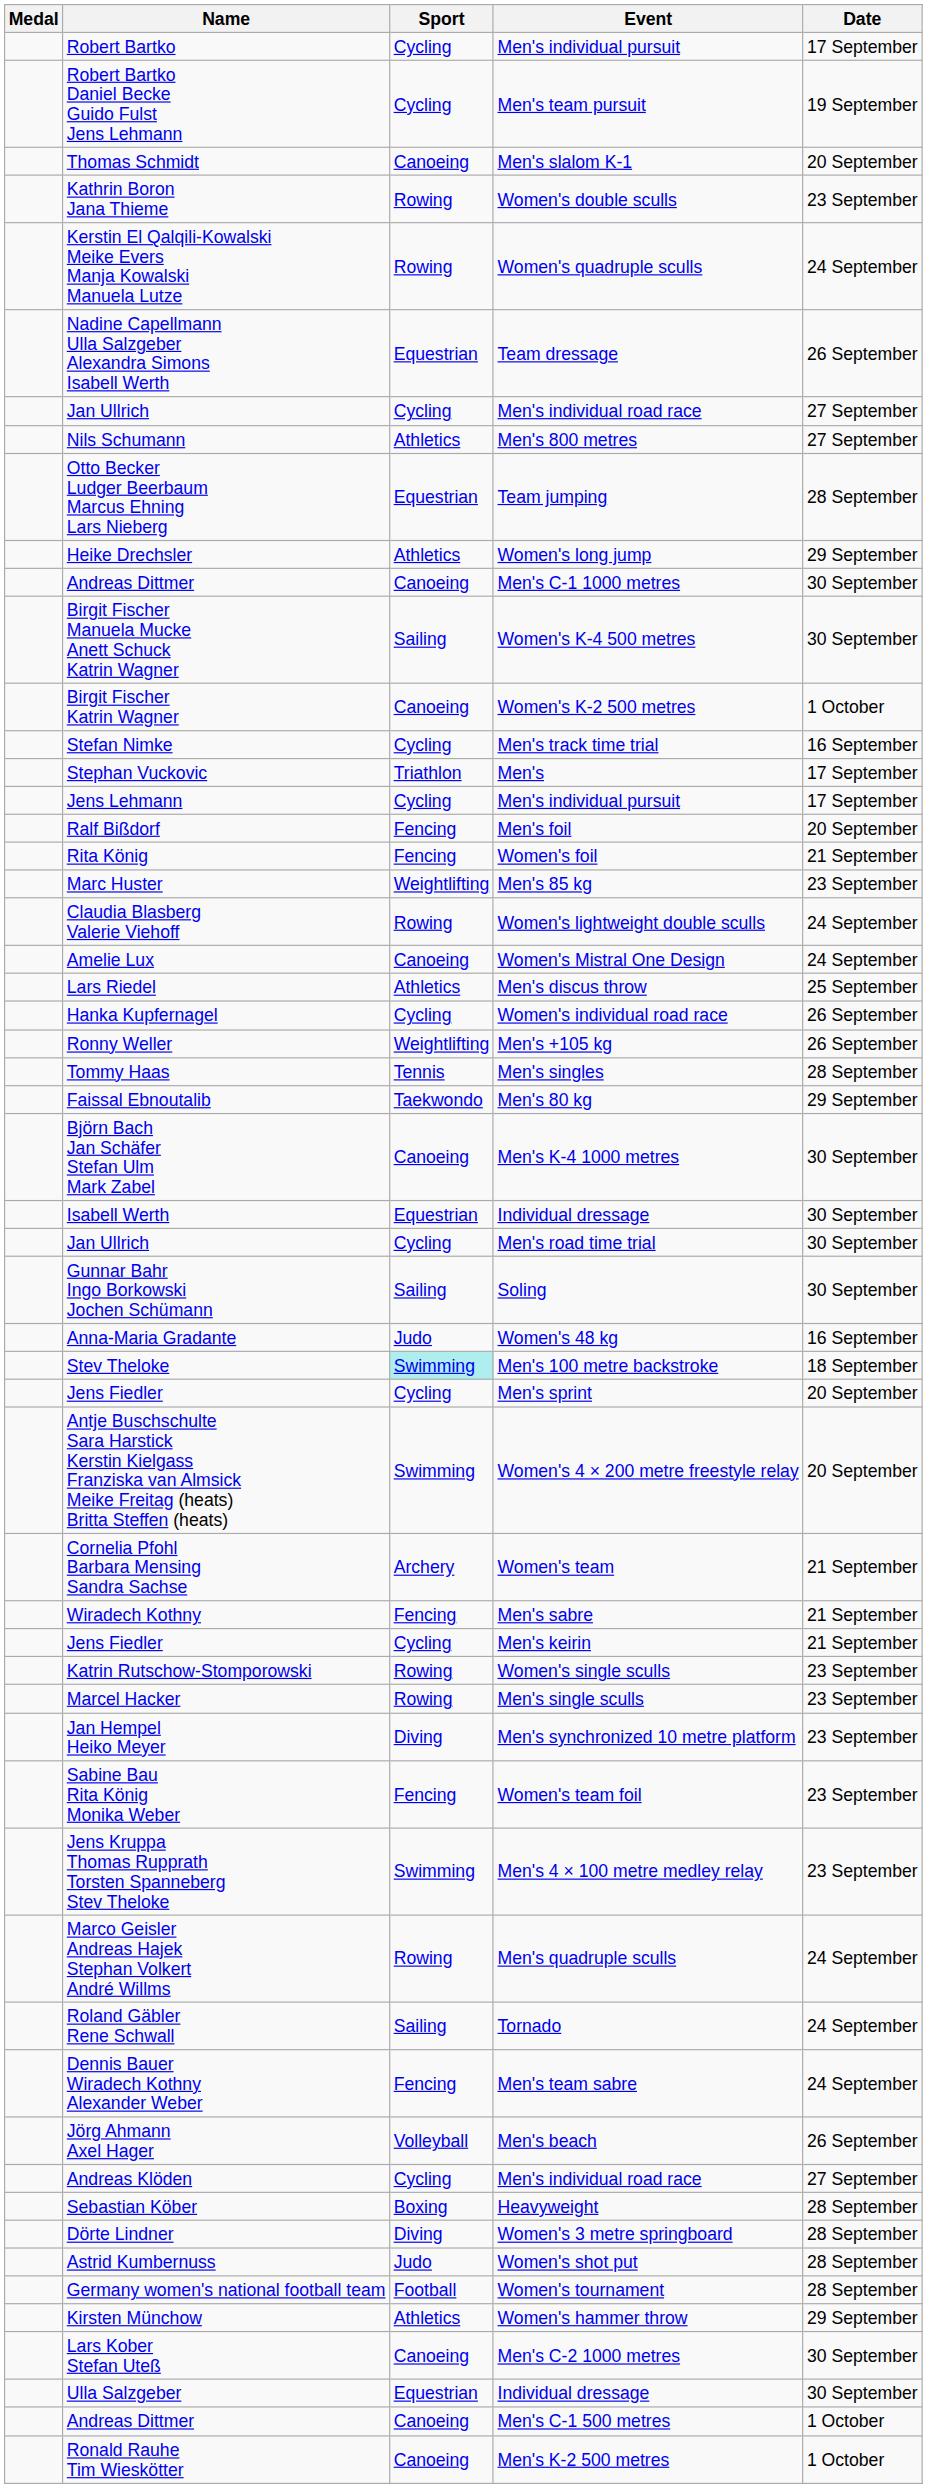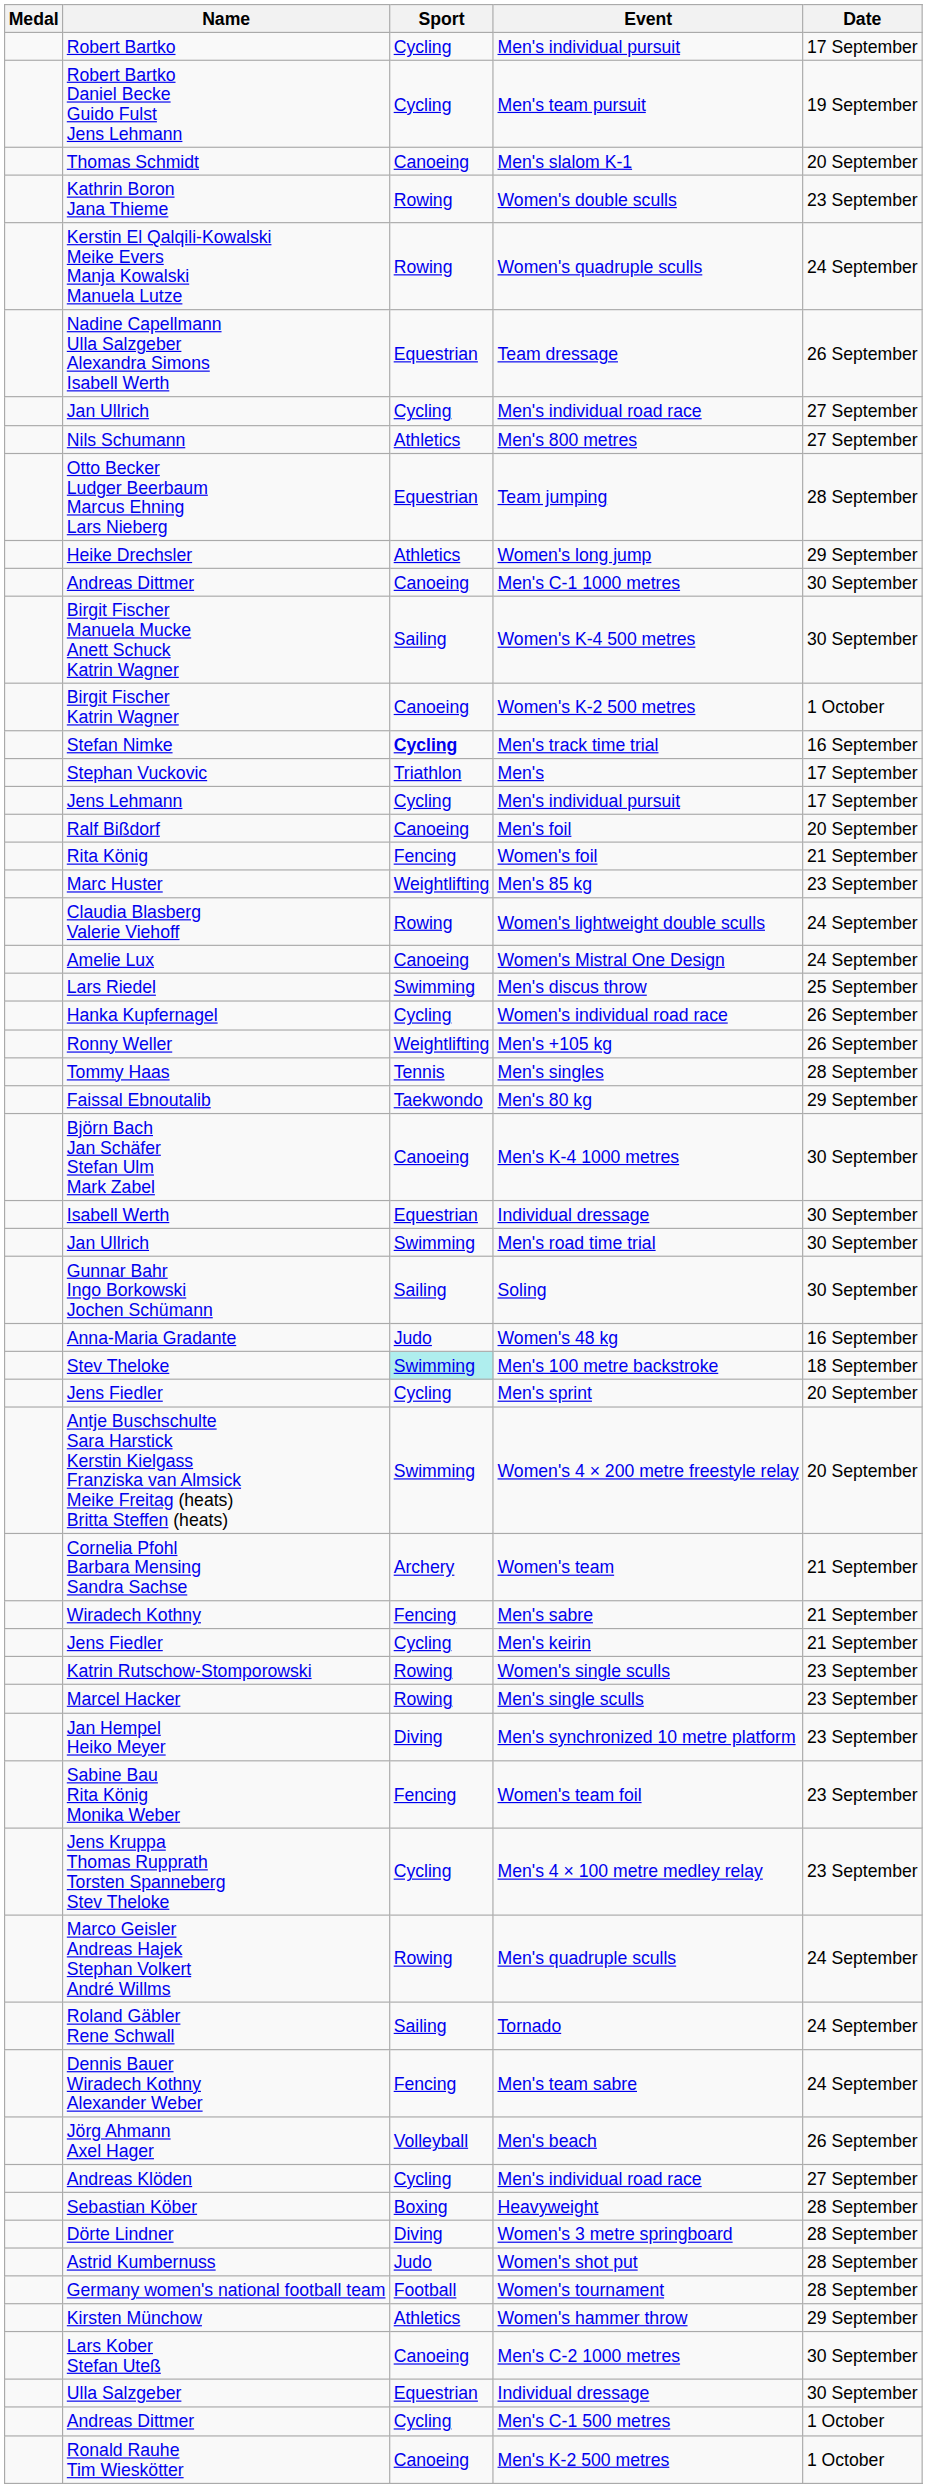(423, 745) normal -> (426, 745) bold
(425, 828) Fencing -> (431, 828) Canoeing
(427, 988) Athletics -> (434, 988) Swimming
(423, 1242) Cycling -> (434, 1242) Swimming
(434, 1871) Swimming -> (423, 1871) Cycling
(431, 2422) Canoeing -> (423, 2422) Cycling
